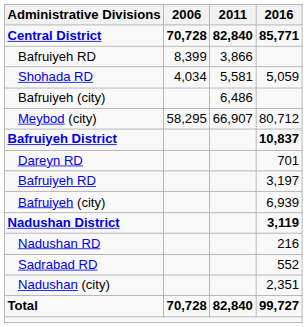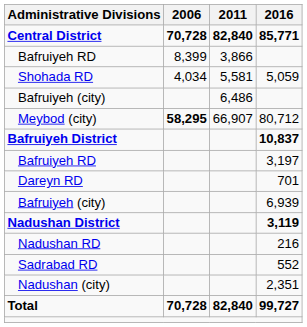(187, 118) normal -> (187, 118) bold
rows swapped: (57, 181) <-> (50, 160)
